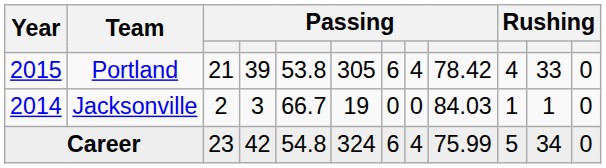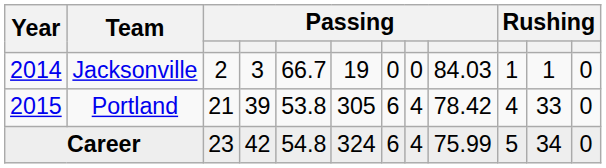rows swapped: (135, 107) <-> (135, 70)
